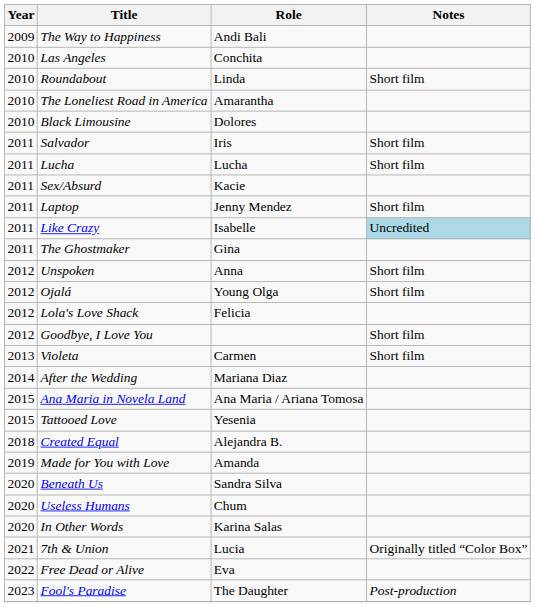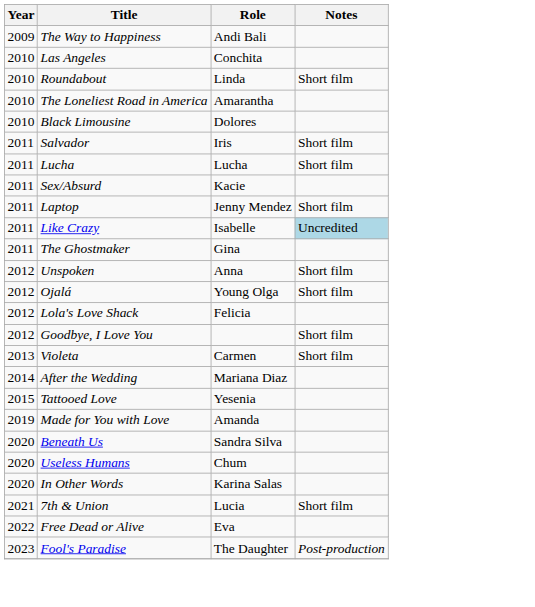- row: (113, 398)
- row: (80, 441)
(449, 548) Originally titled “Color Box” -> (325, 505) Short film
